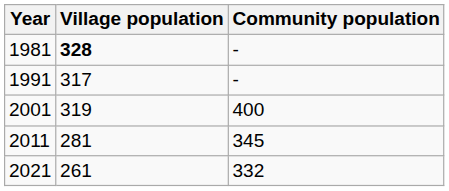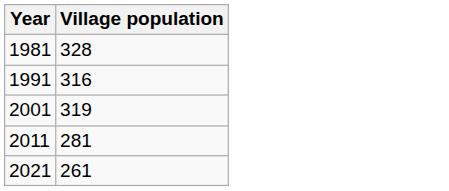- column: (336, 19)
(76, 49) bold -> (76, 49) normal
(76, 79) 317 -> (76, 79) 316
